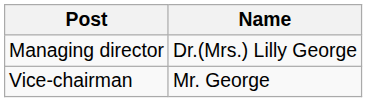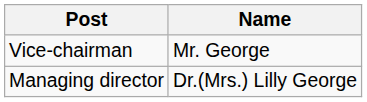rows swapped: (87, 50) <-> (71, 81)
